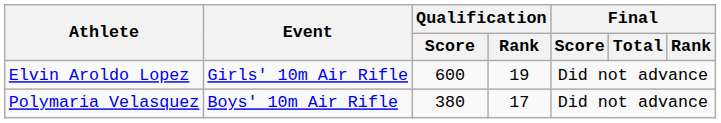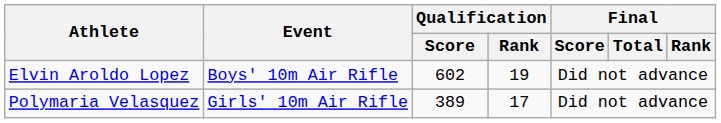(308, 75) Girls' 10m Air Rifle -> (303, 75) Boys' 10m Air Rifle
(450, 75) 600 -> (450, 75) 602
(303, 103) Boys' 10m Air Rifle -> (308, 103) Girls' 10m Air Rifle
(450, 103) 380 -> (450, 103) 389
